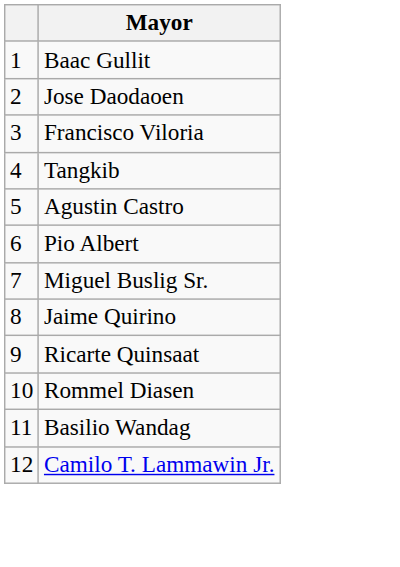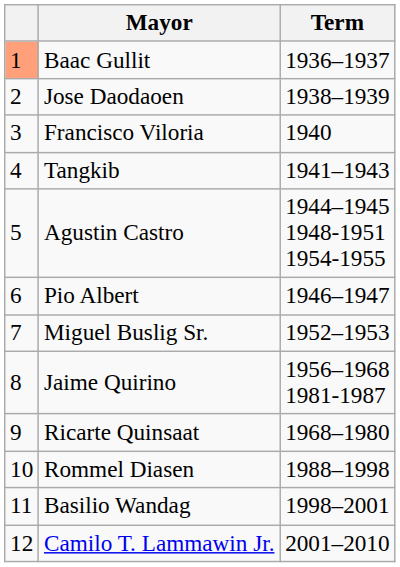+ column: (337, 22)
(16, 59) no background -> (16, 59) lightsalmon background
